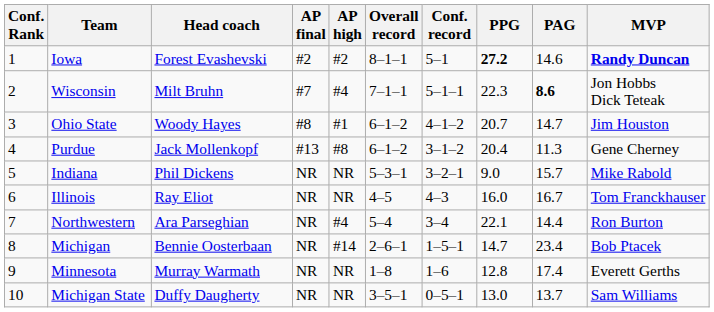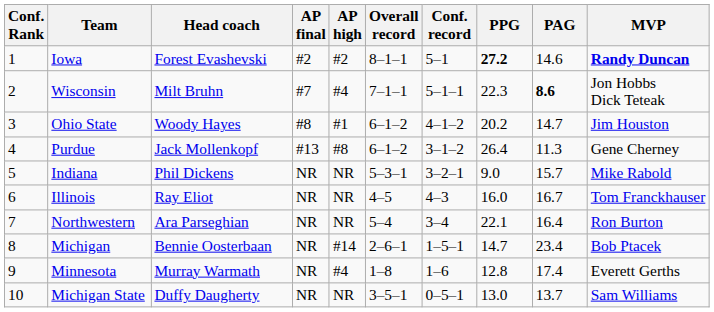(494, 124) 20.7 -> (494, 124) 20.2
(494, 148) 20.4 -> (494, 148) 26.4
(341, 221) #4 -> (344, 221) NR
(549, 221) 14.4 -> (549, 221) 16.4
(344, 270) NR -> (341, 270) #4
